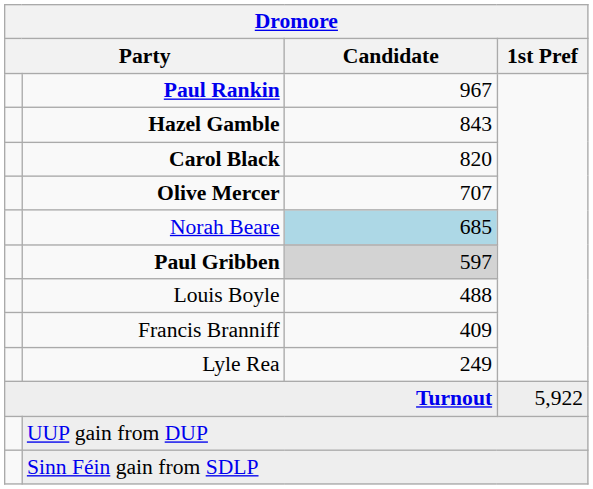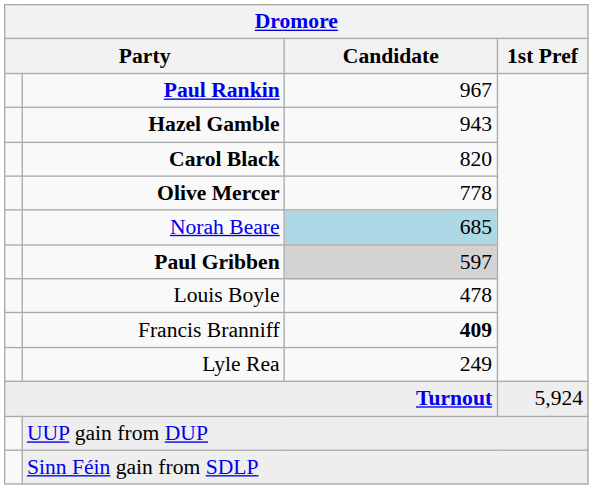(476, 124) 843 -> (476, 124) 943
(476, 192) 707 -> (476, 192) 778
(476, 295) 488 -> (476, 295) 478
(476, 329) normal -> (476, 329) bold
(559, 398) 5,922 -> (559, 398) 5,924
